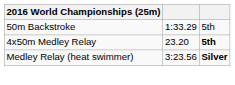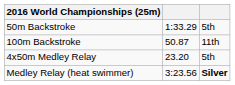+ row: (44, 42)
(209, 42) bold -> (208, 57) normal
